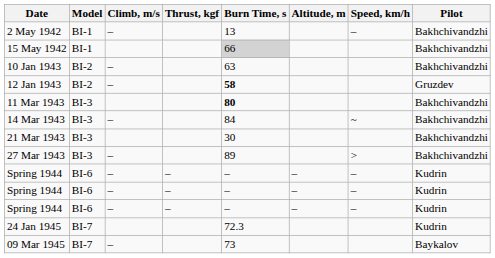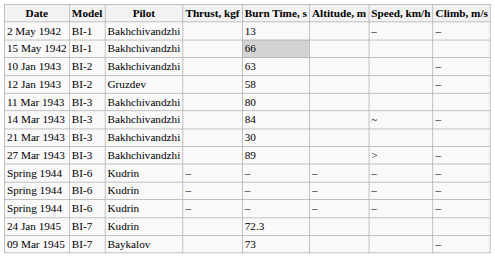columns swapped: (451, 13) <-> (134, 13)
(230, 84) bold -> (250, 84) normal
(230, 102) bold -> (250, 102) normal
